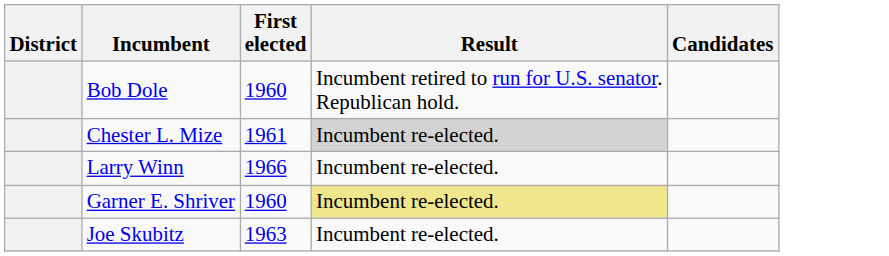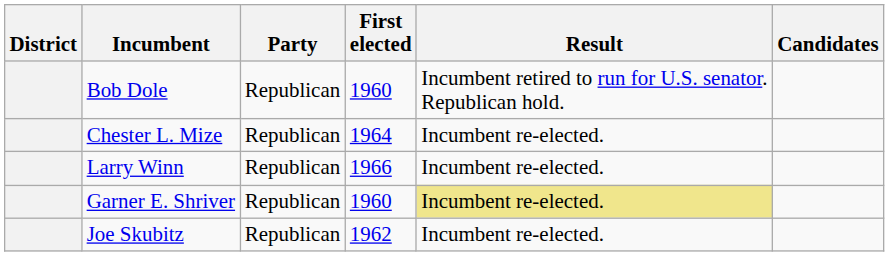+ column: (292, 44)
(266, 134) 1961 -> (371, 134) 1964
(407, 134) lightgrey background -> (513, 134) no background
(266, 234) 1963 -> (371, 234) 1962
